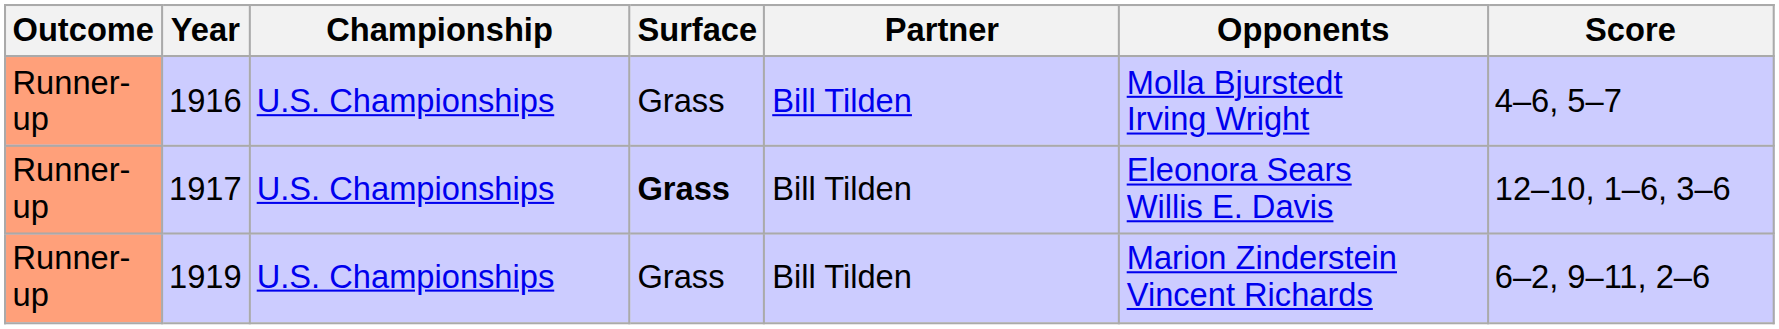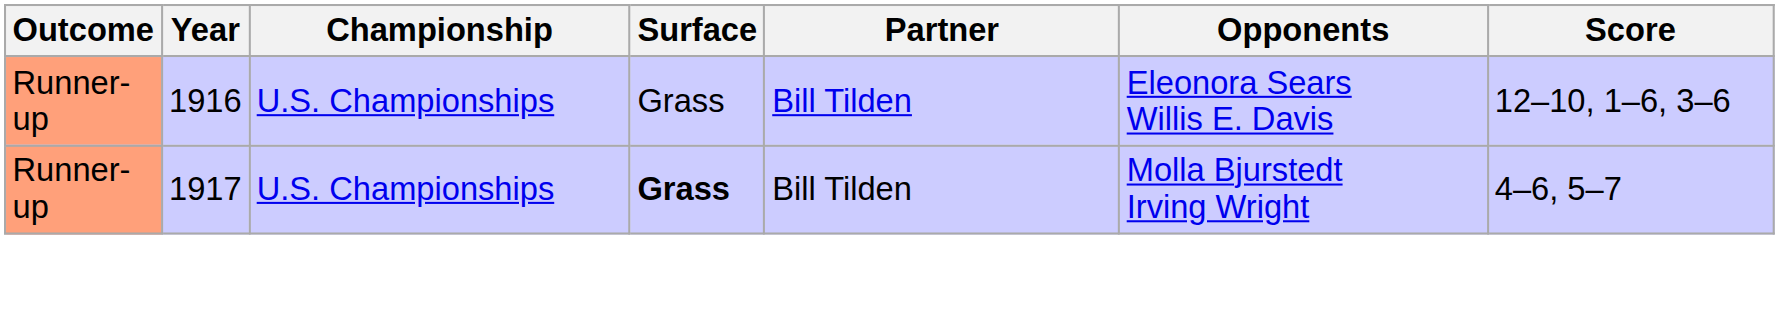(1235, 100) Molla Bjurstedt Irving Wright -> (1239, 100) Eleonora Sears Willis E. Davis
(1558, 100) 4–6, 5–7 -> (1613, 100) 12–10, 1–6, 3–6
(1239, 188) Eleonora Sears Willis E. Davis -> (1235, 188) Molla Bjurstedt Irving Wright
(1613, 188) 12–10, 1–6, 3–6 -> (1558, 188) 4–6, 5–7
- row: (205, 277)
